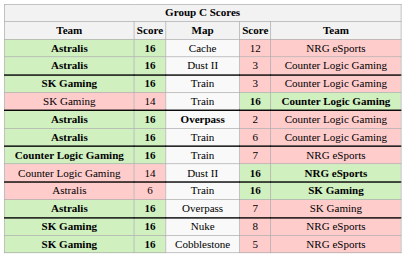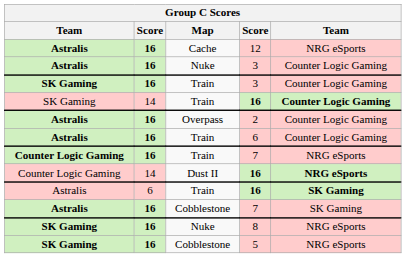(203, 65) Dust II -> (203, 65) Nuke
(203, 119) bold -> (203, 119) normal
(203, 208) Overpass -> (203, 208) Cobblestone
